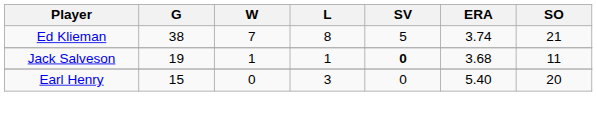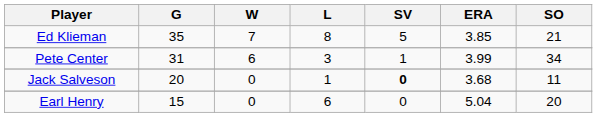(176, 36) 38 -> (176, 36) 35
(478, 36) 3.74 -> (478, 36) 3.85
+ row: (72, 58)
(176, 58) 19 -> (176, 79) 20
(252, 58) 1 -> (252, 79) 0
(327, 79) 3 -> (327, 101) 6
(478, 79) 5.40 -> (478, 101) 5.04
